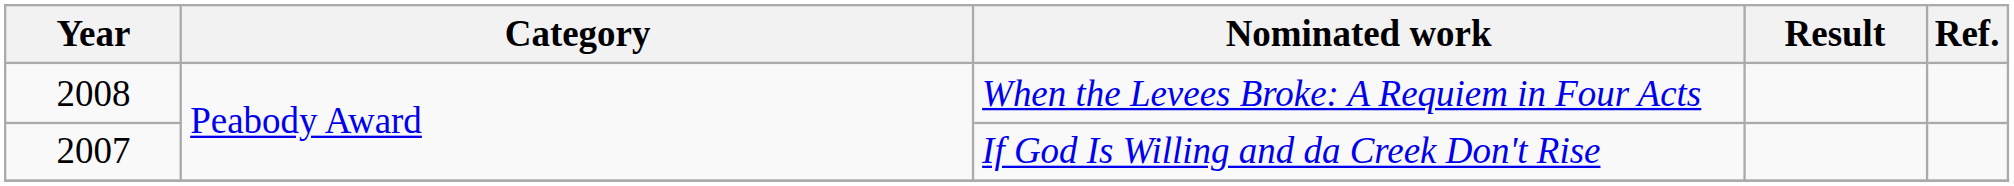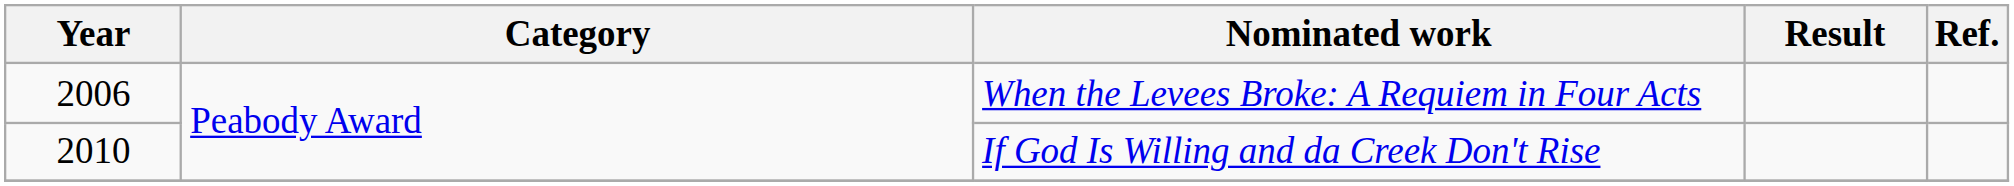(93, 92) 2008 -> (93, 92) 2006
(93, 151) 2007 -> (93, 151) 2010
